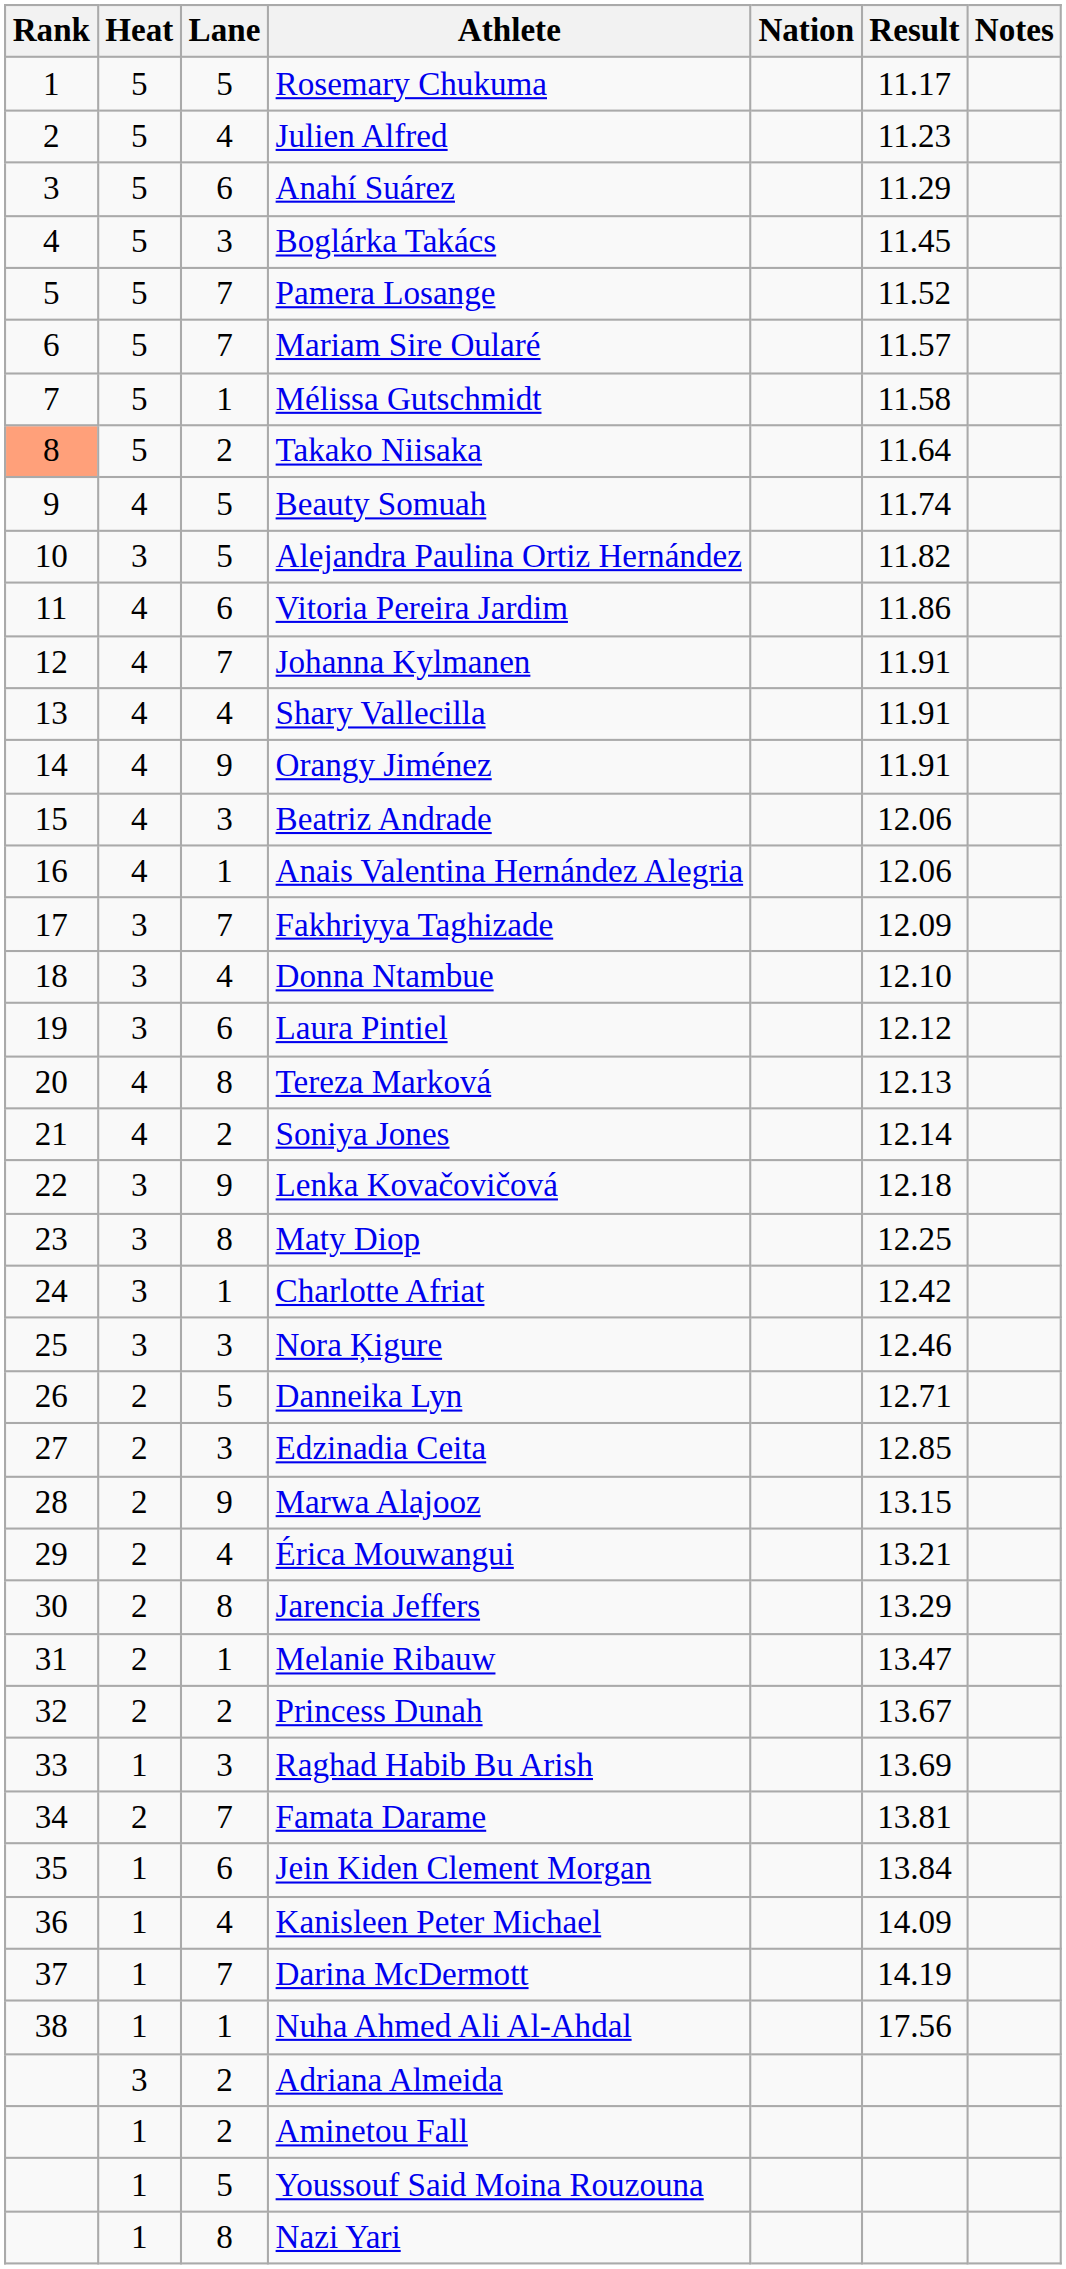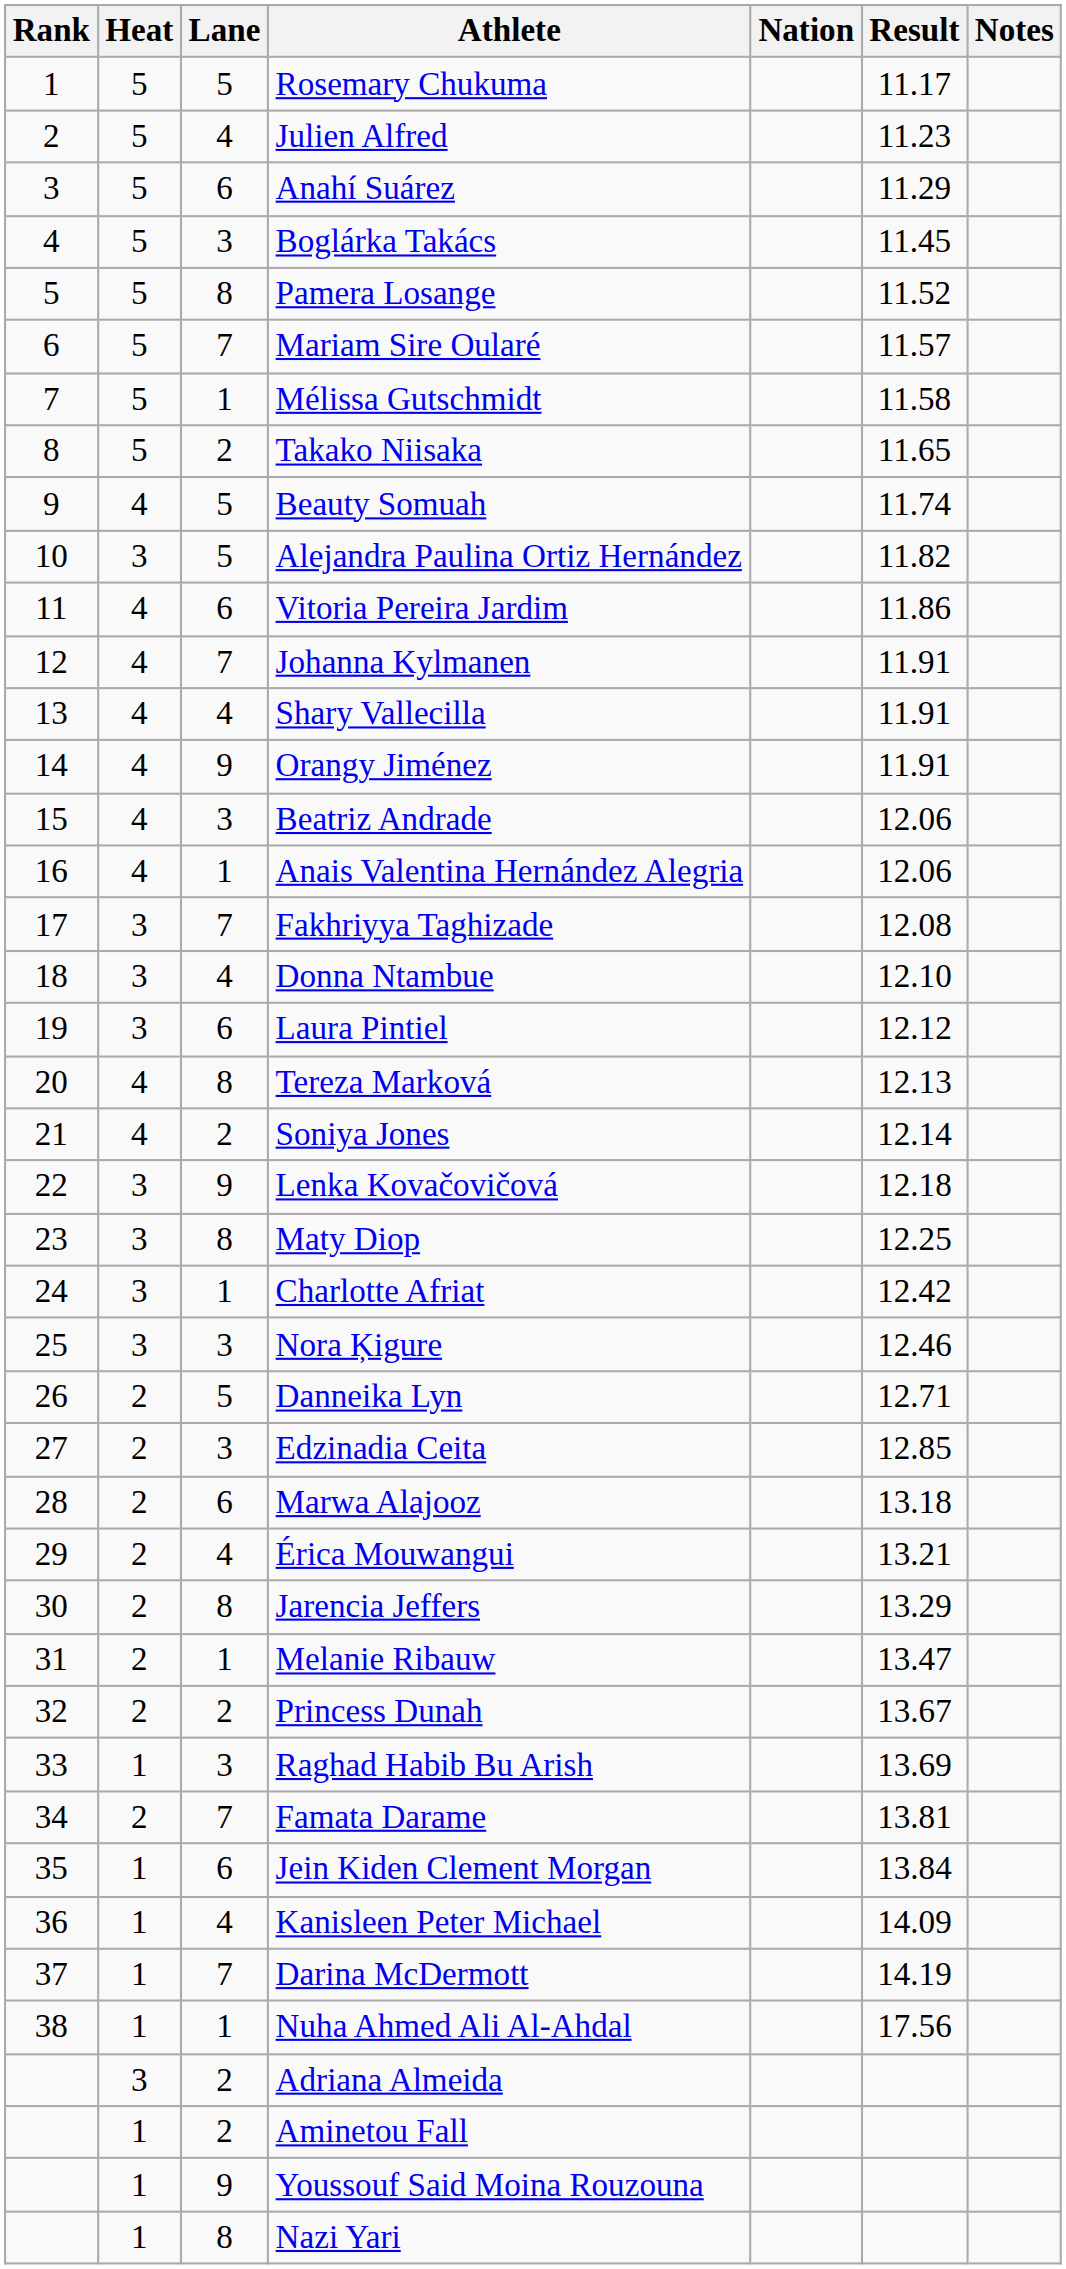(224, 293) 7 -> (224, 293) 8
(51, 450) lightsalmon background -> (51, 450) no background
(914, 450) 11.64 -> (914, 450) 11.65
(914, 923) 12.09 -> (914, 923) 12.08
(224, 1501) 9 -> (224, 1501) 6
(914, 1501) 13.15 -> (914, 1501) 13.18
(224, 2184) 5 -> (224, 2184) 9
